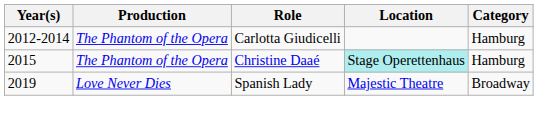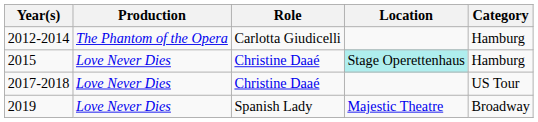(152, 60) The Phantom of the Opera -> (123, 60) Love Never Dies
+ row: (39, 83)
